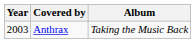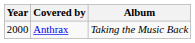(18, 30) 2003 -> (18, 30) 2000
